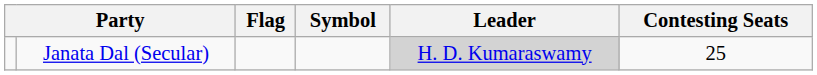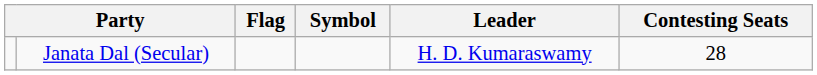(505, 53) lightgrey background -> (505, 53) no background
(716, 53) 25 -> (716, 53) 28
